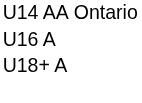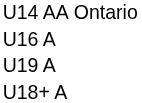+ row: (29, 66)
